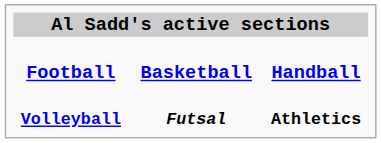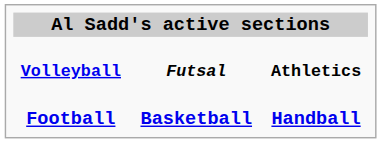rows swapped: (71, 73) <-> (71, 119)
